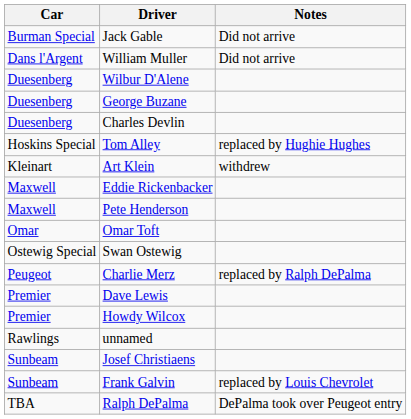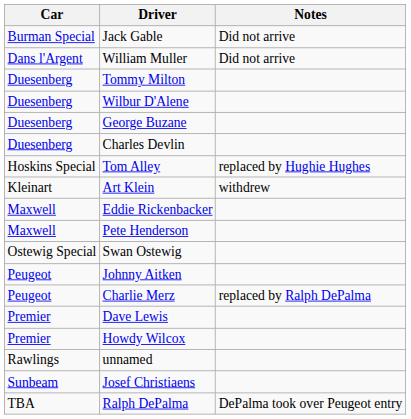+ row: (144, 79)
- row: (131, 230)
+ row: (142, 274)
- row: (139, 381)
